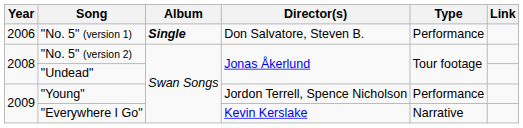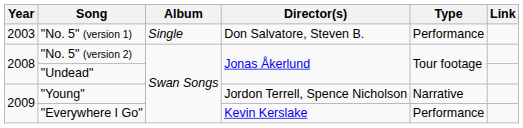(21, 34) 2006 -> (21, 34) 2003
(167, 34) bold -> (166, 34) normal
(449, 93) Performance -> (438, 93) Narrative
(438, 113) Narrative -> (449, 113) Performance
